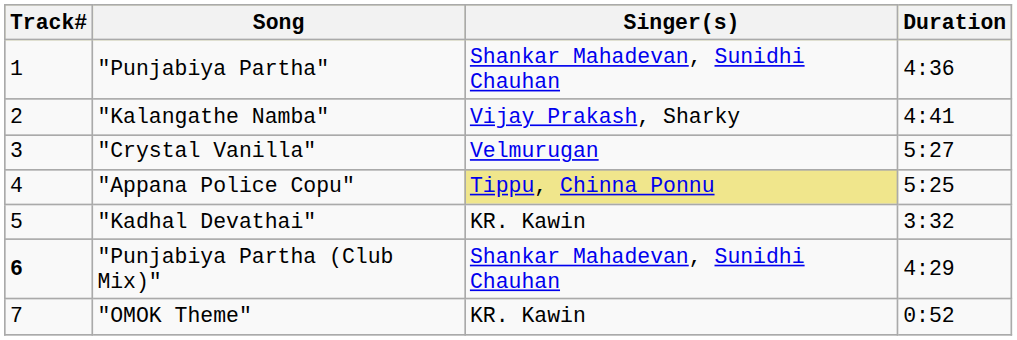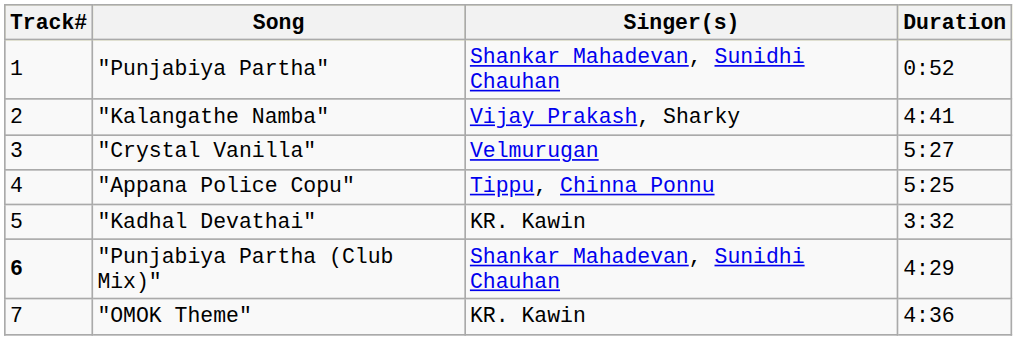(929, 70) 4:36 -> (929, 70) 0:52
(592, 187) khaki background -> (592, 187) no background
(929, 317) 0:52 -> (929, 317) 4:36
